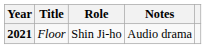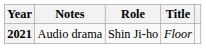columns swapped: (52, 14) <-> (160, 14)
